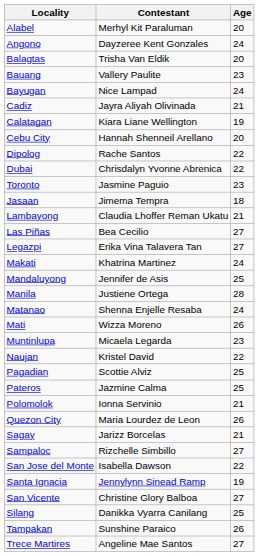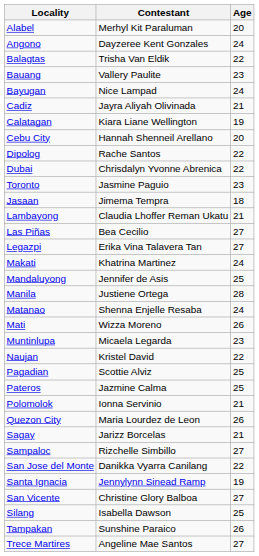(238, 59) 20 -> (238, 59) 22
(135, 466) Isabella Dawson -> (153, 466) Danikka Vyarra Canilang
(153, 513) Danikka Vyarra Canilang -> (135, 513) Isabella Dawson
